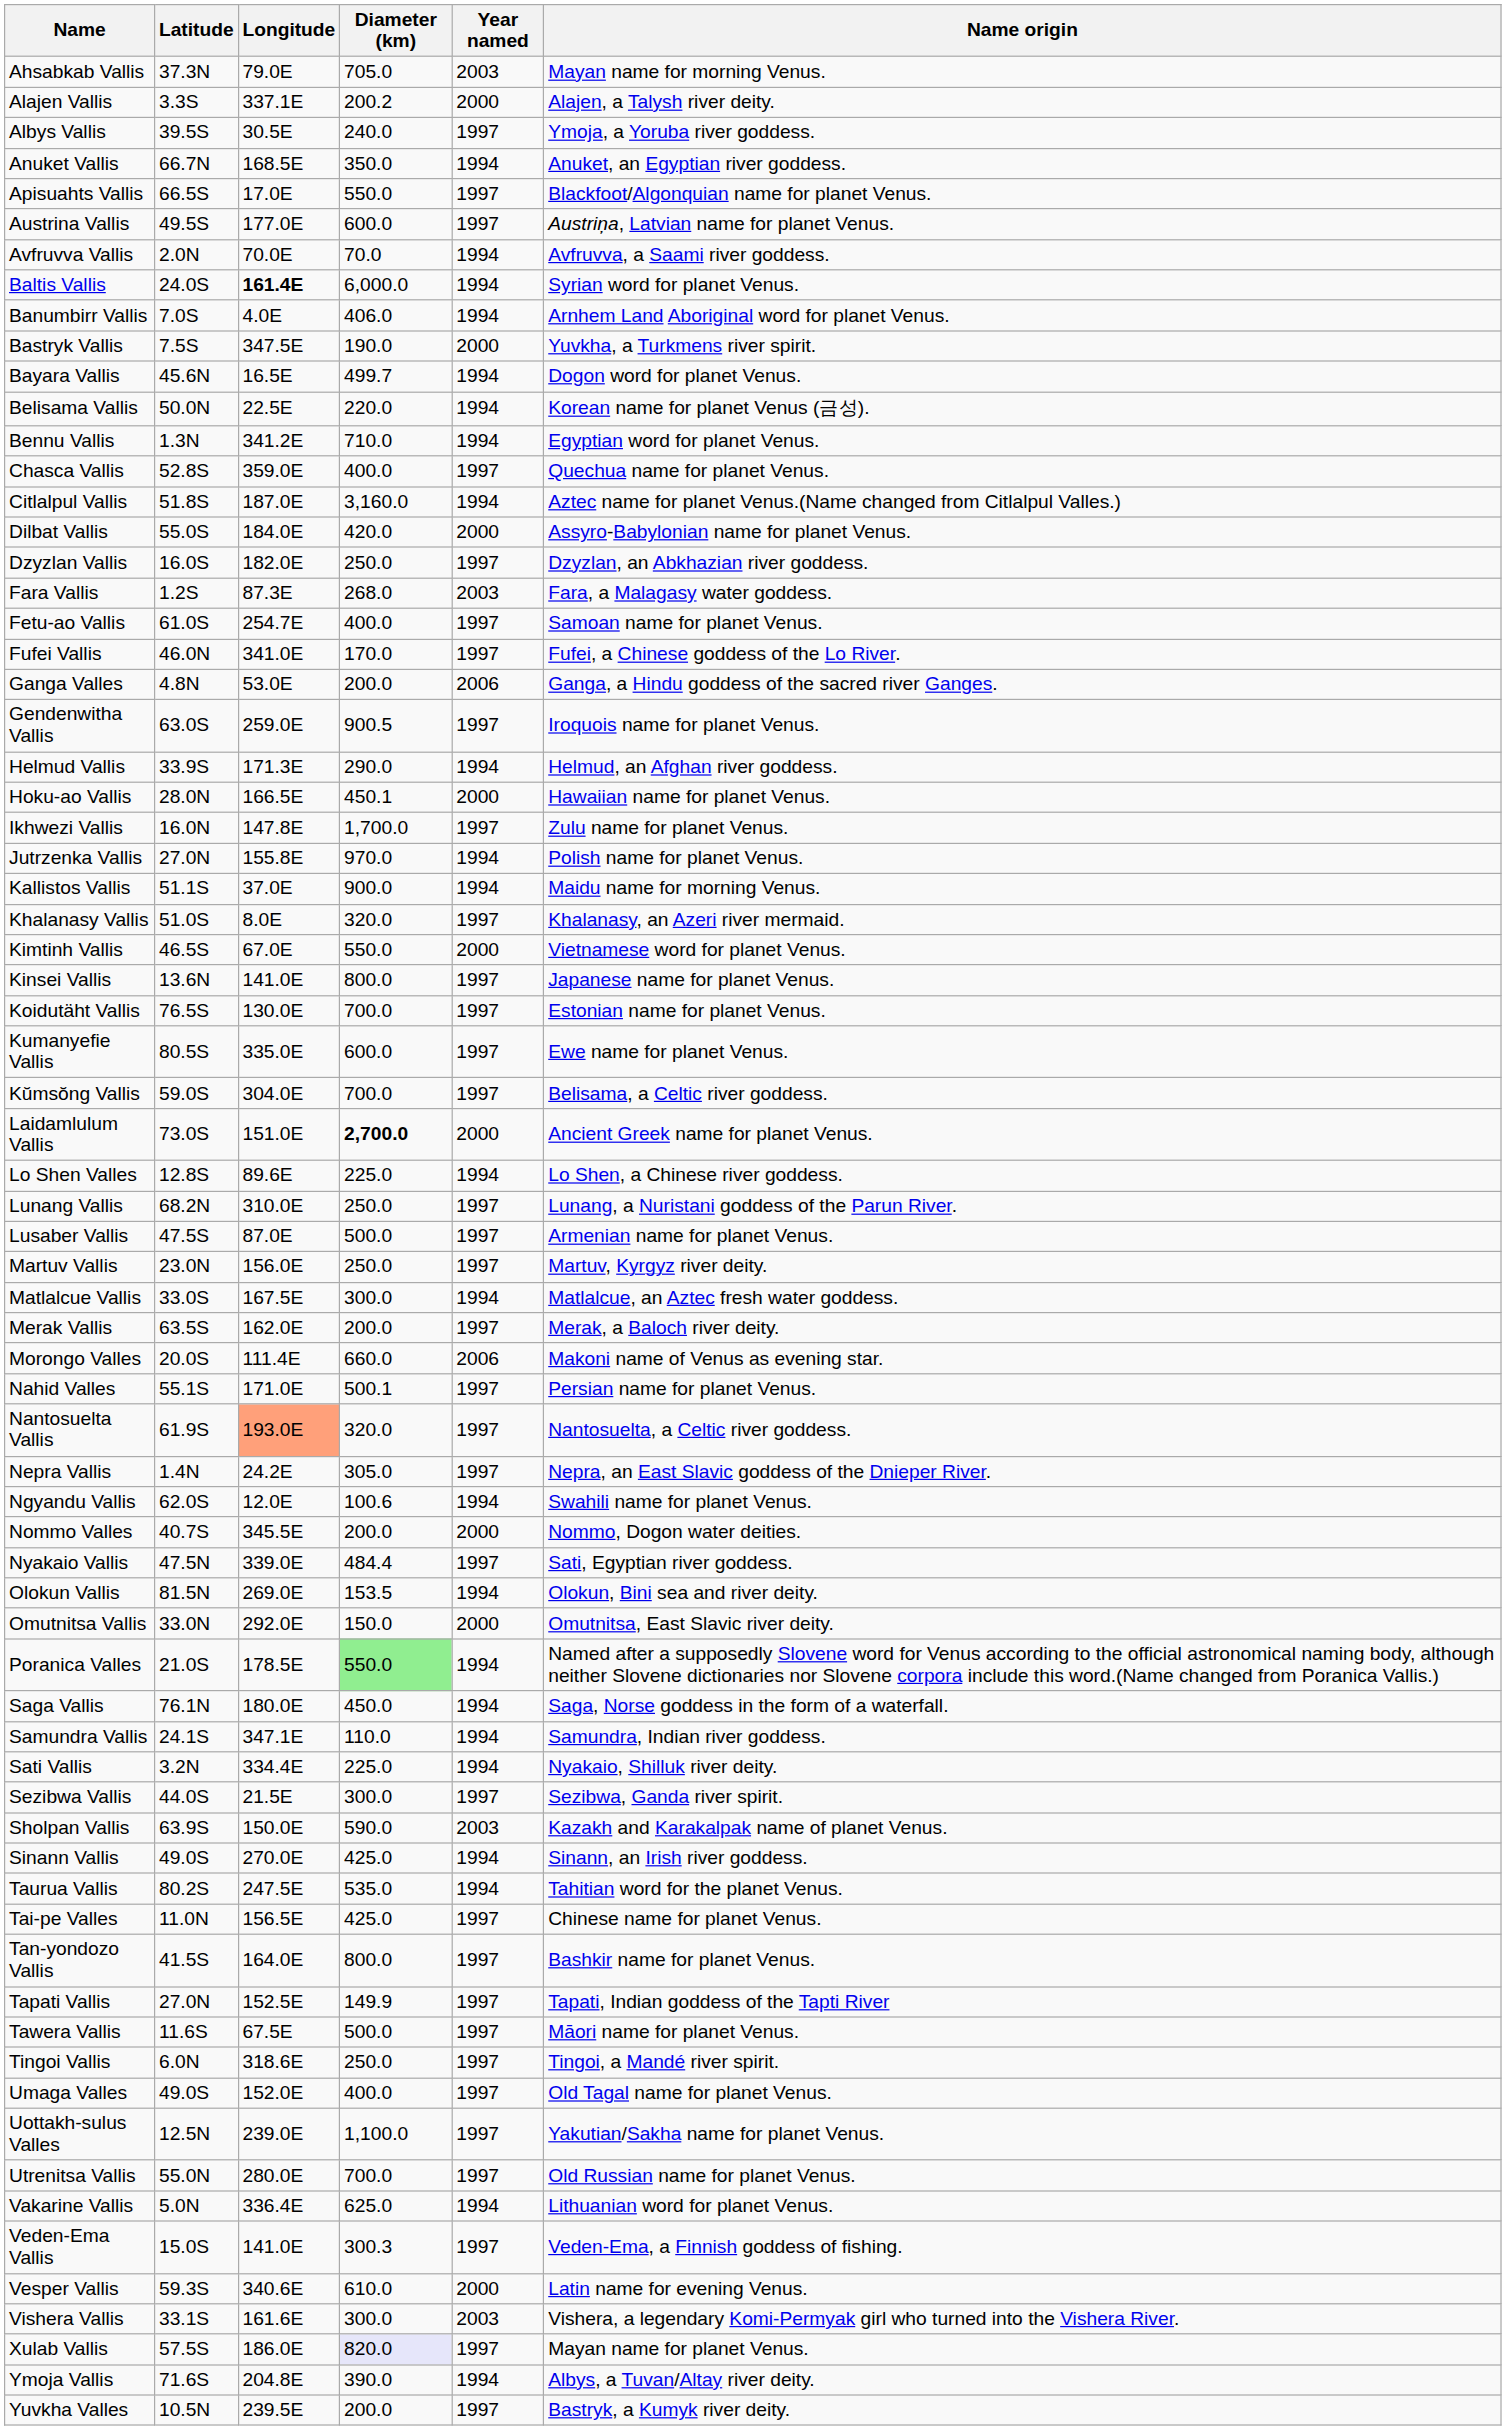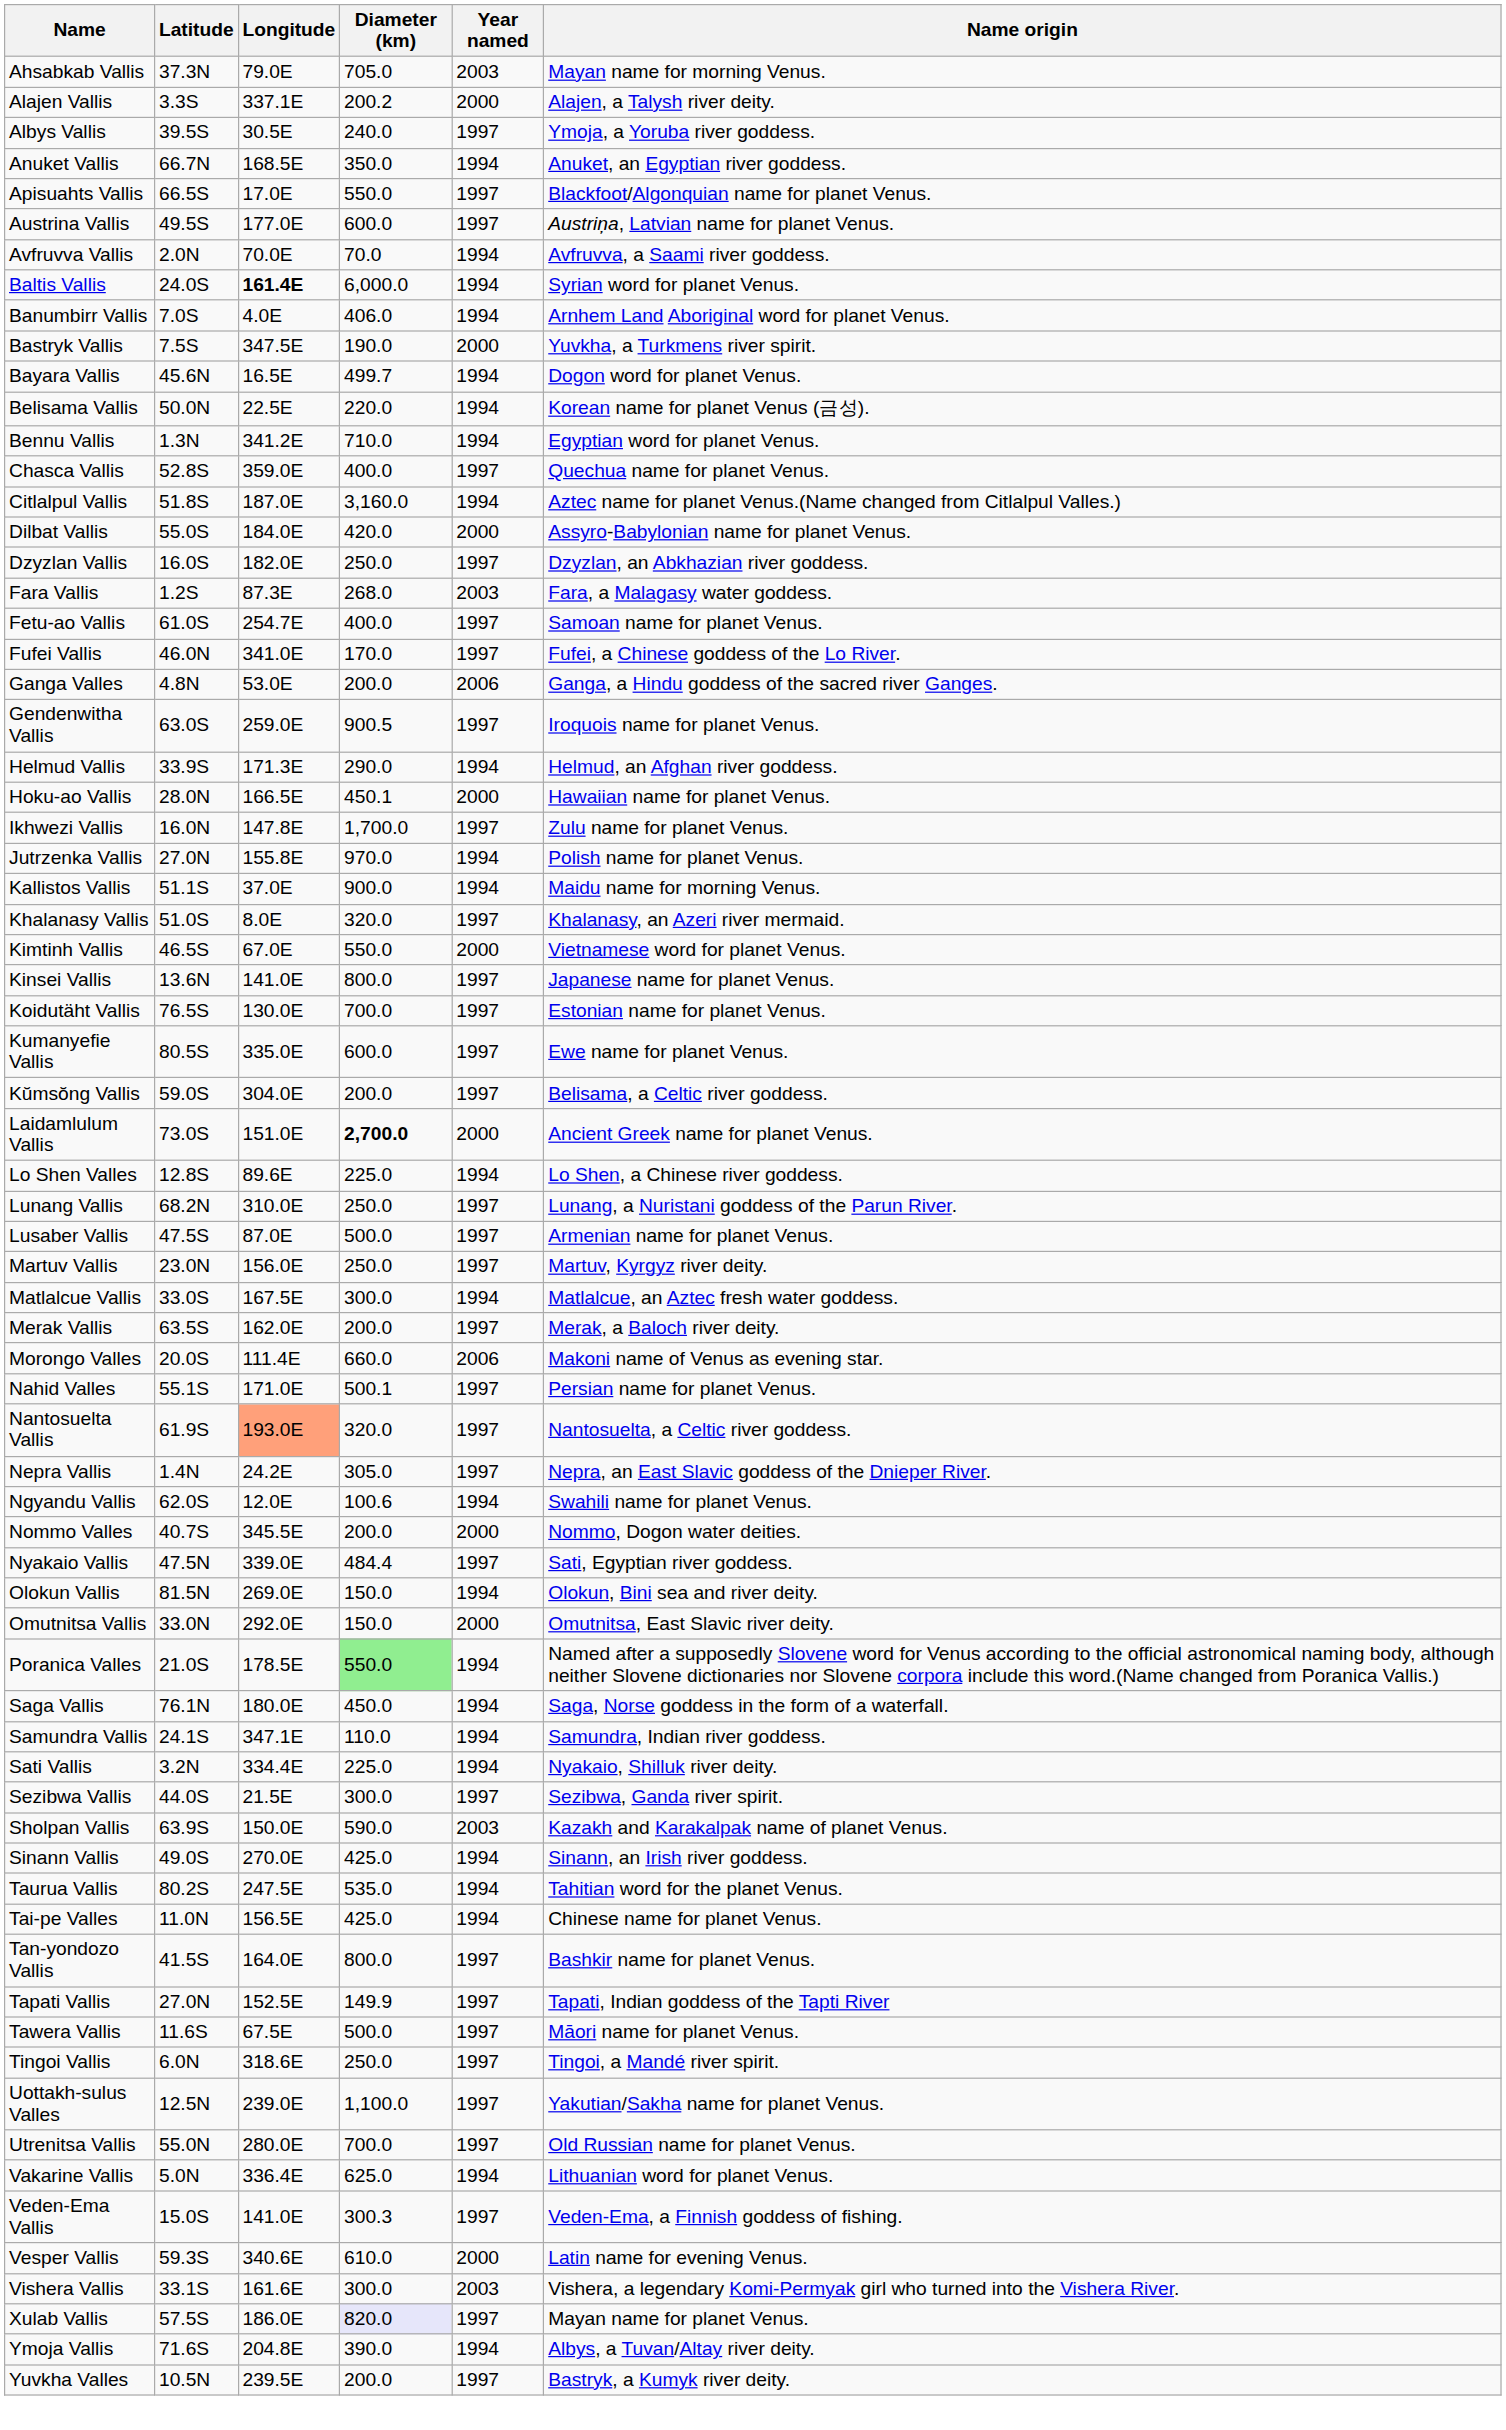(368, 1092) 700.0 -> (368, 1092) 200.0
(368, 1592) 153.5 -> (368, 1592) 150.0
(478, 1919) 1997 -> (478, 1919) 1994
- row: (68, 2092)
